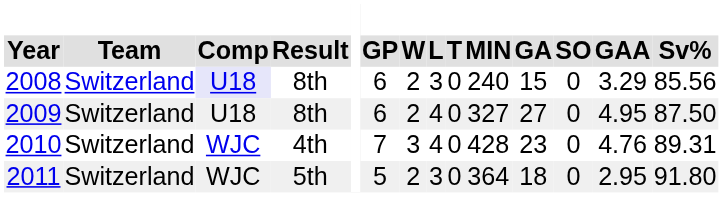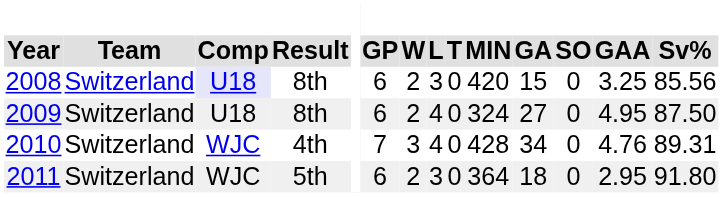(488, 82) 240 -> (488, 82) 420
(623, 82) 3.29 -> (623, 82) 3.25
(488, 113) 327 -> (488, 113) 324
(533, 145) 23 -> (533, 145) 34
(380, 176) 5 -> (380, 176) 6
